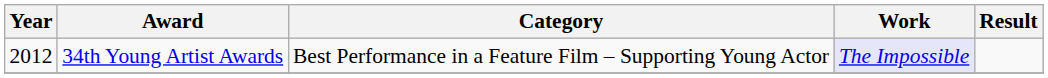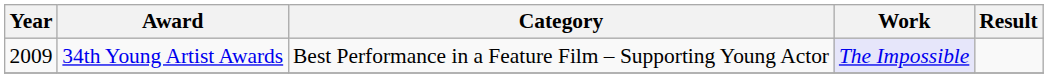(31, 55) 2012 -> (31, 55) 2009
